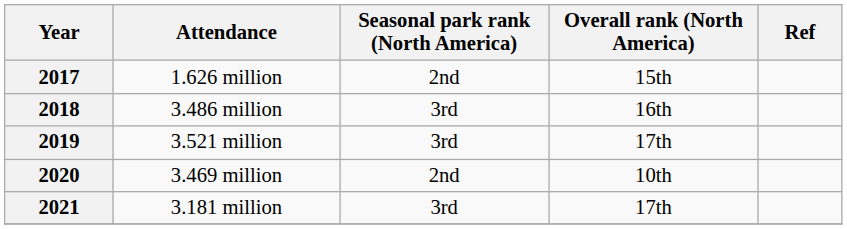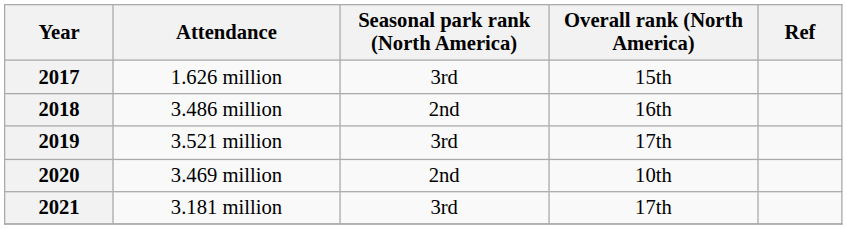(444, 76) 2nd -> (444, 76) 3rd
(444, 109) 3rd -> (444, 109) 2nd
